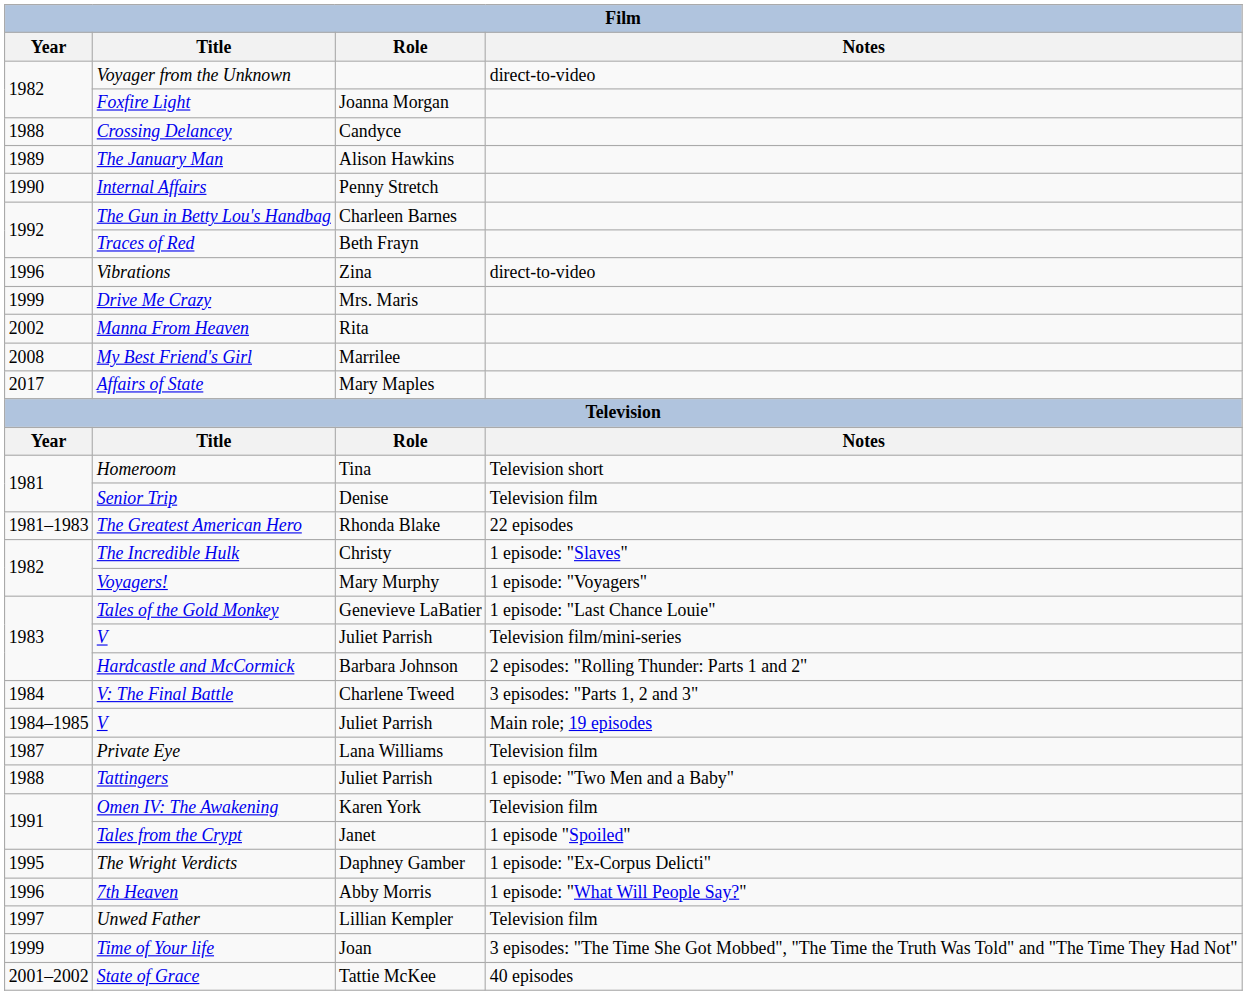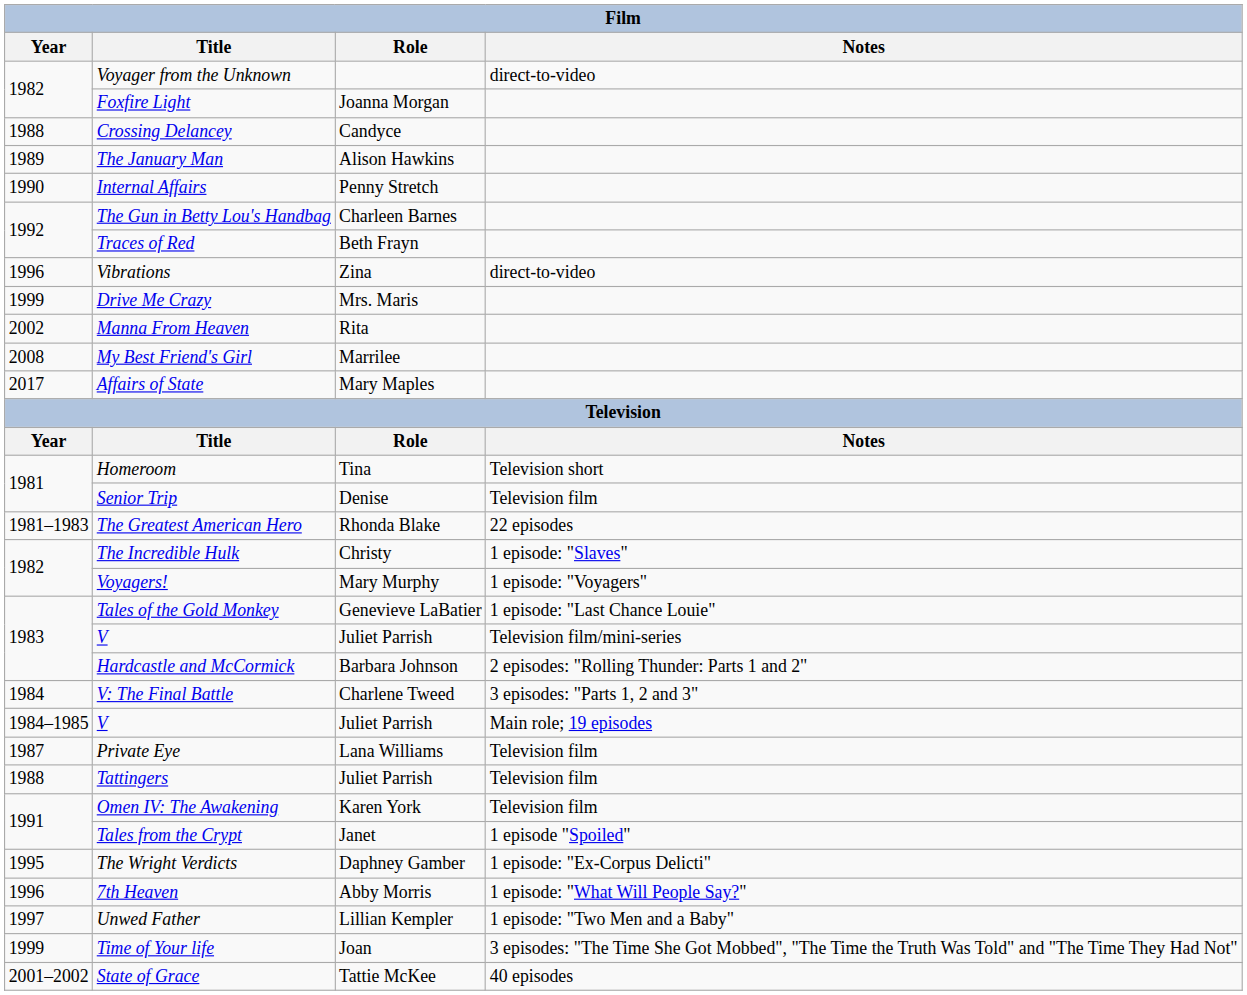(612, 779) 1 episode: "Two Men and a Baby" -> (544, 779) Television film
(544, 919) Television film -> (612, 919) 1 episode: "Two Men and a Baby"
